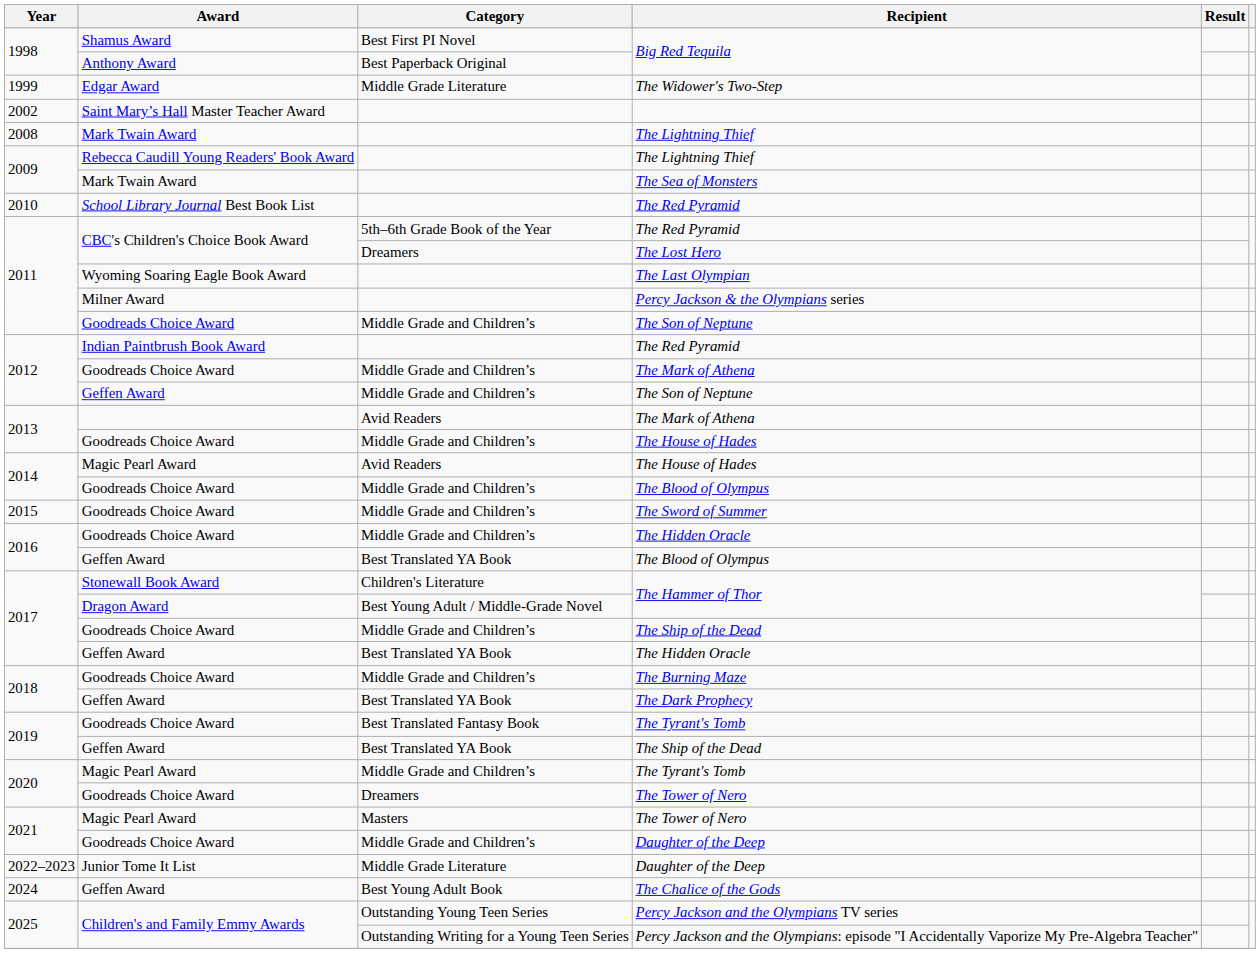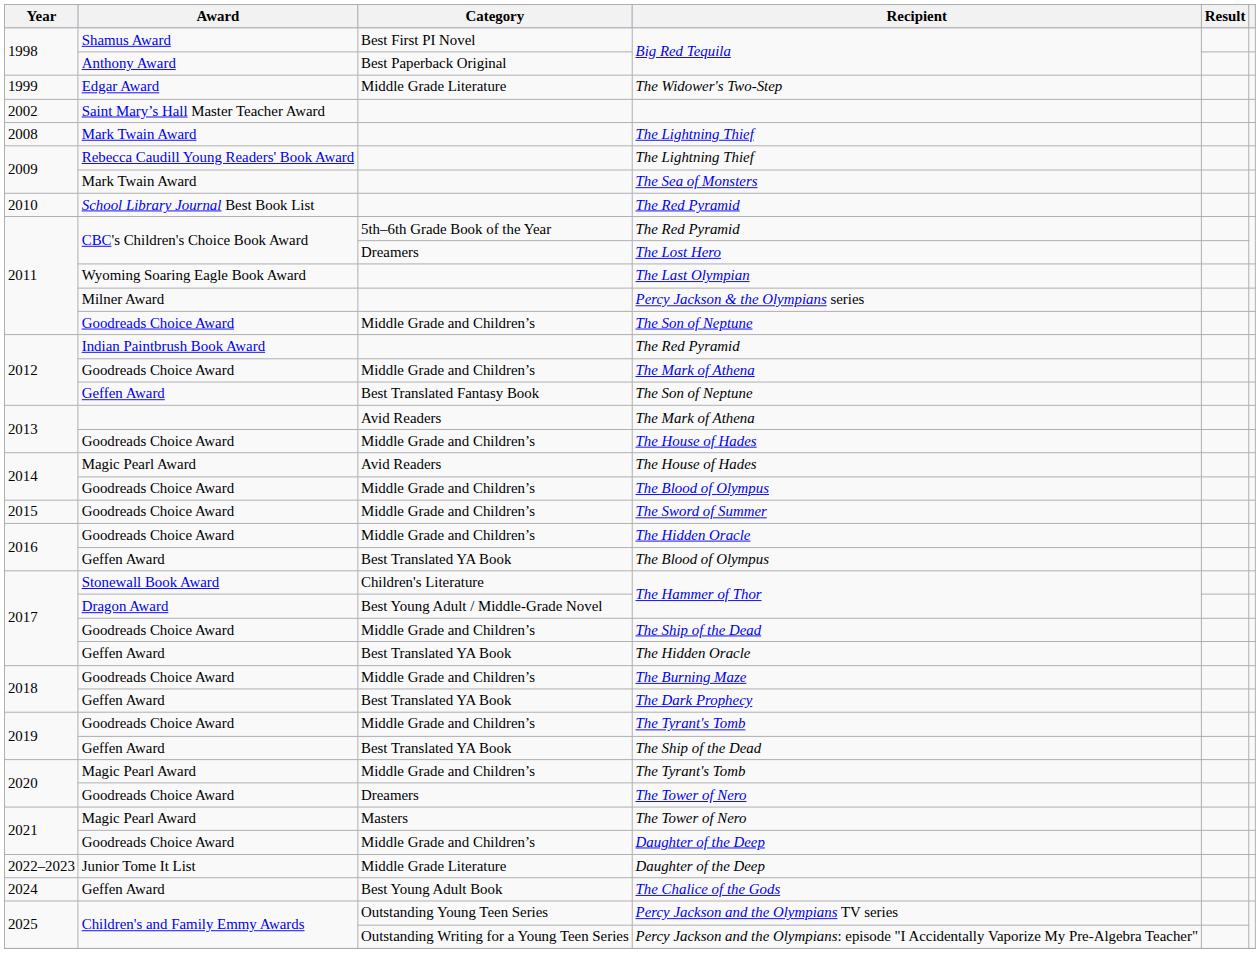(448, 393) Middle Grade and Children’s -> (450, 393) Best Translated Fantasy Book
(450, 724) Best Translated Fantasy Book -> (448, 724) Middle Grade and Children’s
